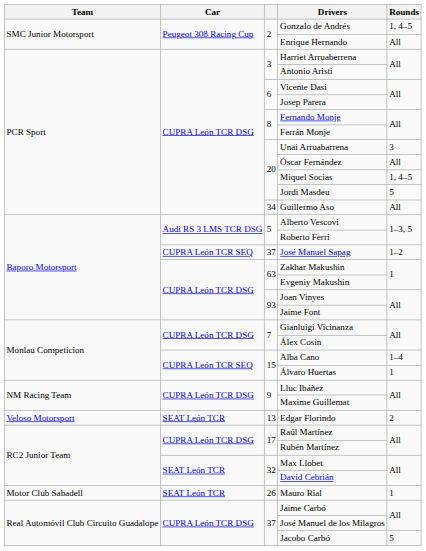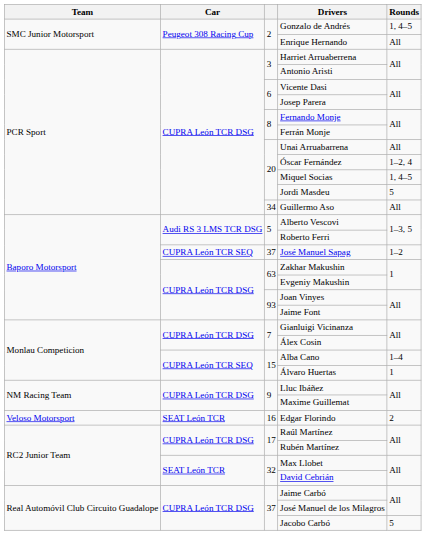(391, 146) 3 -> (395, 146) All
(395, 161) All -> (401, 161) 1–2, 4
(271, 417) 13 -> (271, 417) 16
- row: (301, 492)
